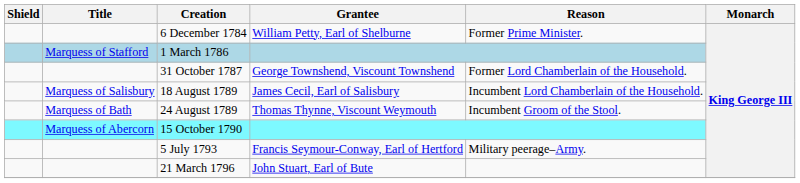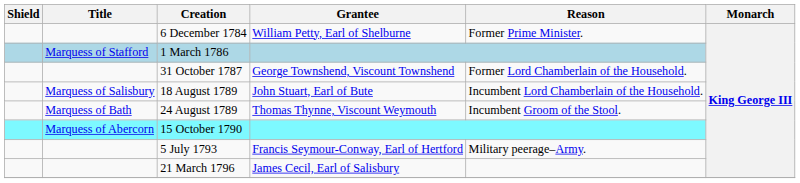(326, 91) James Cecil, Earl of Salisbury -> (313, 91) John Stuart, Earl of Bute
(313, 168) John Stuart, Earl of Bute -> (326, 168) James Cecil, Earl of Salisbury
